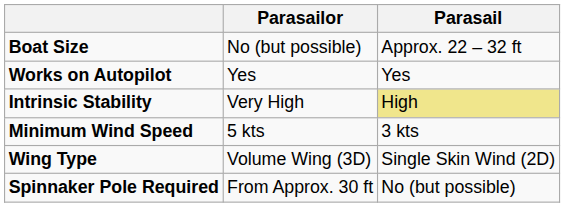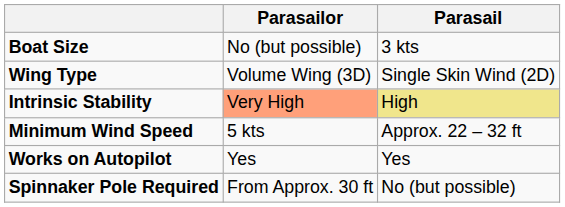(451, 46) Approx. 22 – 32 ft -> (400, 46) 3 kts
rows swapped: (53, 159) <-> (90, 74)
(266, 103) no background -> (266, 103) lightsalmon background
(400, 131) 3 kts -> (451, 131) Approx. 22 – 32 ft
